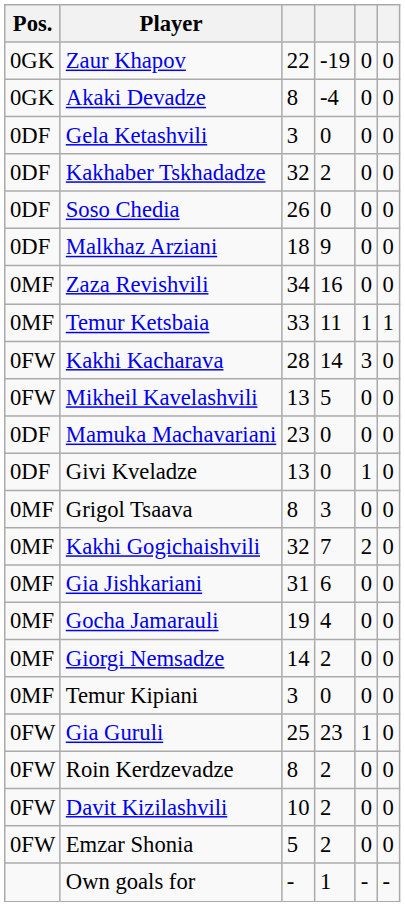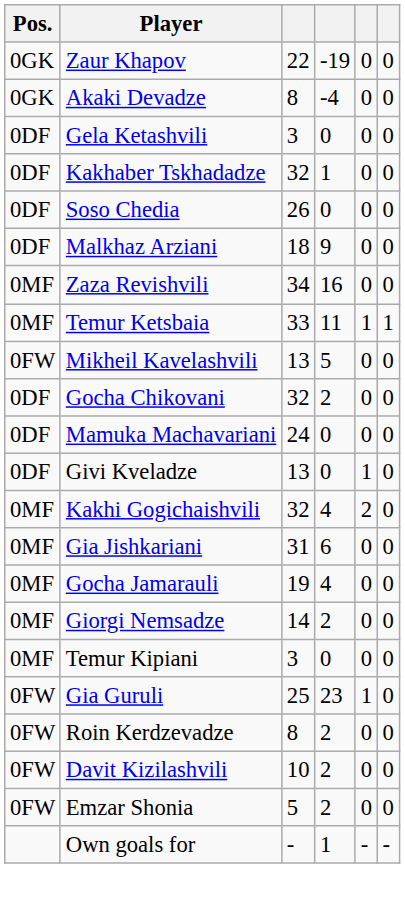(326, 172) 2 -> (326, 172) 1
- row: (145, 359)
+ row: (145, 396)
(298, 434) 23 -> (298, 434) 24
- row: (129, 508)
(326, 546) 7 -> (326, 508) 4
